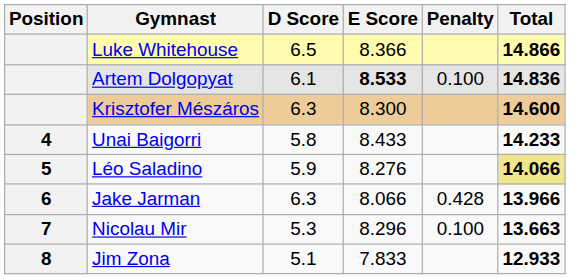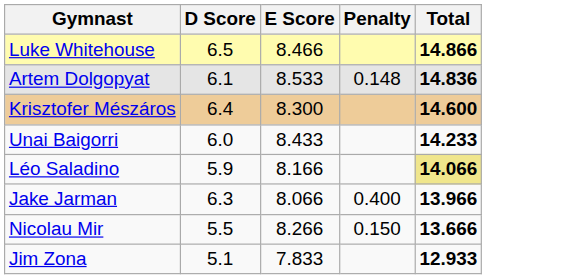- column: (46, 19)
(383, 49) 8.366 -> (300, 49) 8.466
(383, 79) bold -> (300, 79) normal
(460, 79) 0.100 -> (377, 79) 0.148
(303, 109) 6.3 -> (220, 109) 6.4
(303, 139) 5.8 -> (220, 139) 6.0
(383, 169) 8.276 -> (300, 169) 8.166
(460, 199) 0.428 -> (377, 199) 0.400
(303, 229) 5.3 -> (220, 229) 5.5
(383, 229) 8.296 -> (300, 229) 8.266
(460, 229) 0.100 -> (377, 229) 0.150
(531, 229) 13.663 -> (448, 229) 13.666
